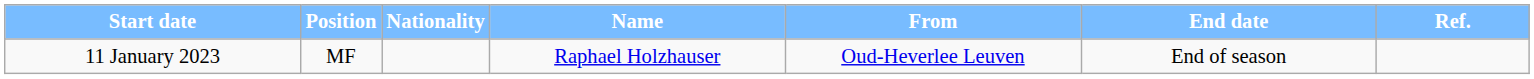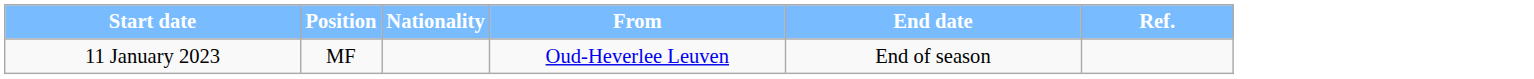- column: (637, 21)
